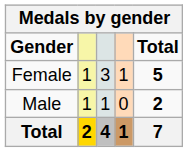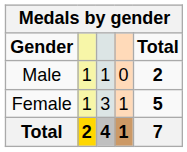rows swapped: (42, 104) <-> (42, 75)
